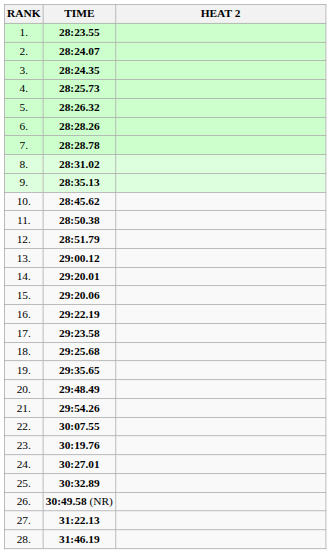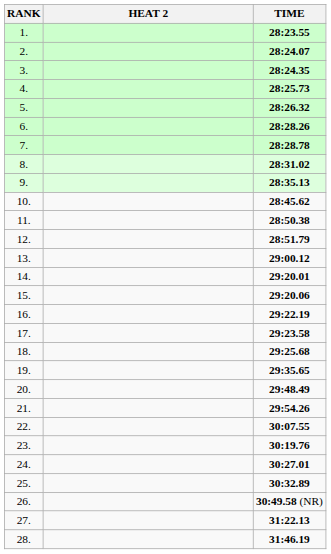columns swapped: (221, 14) <-> (79, 14)
